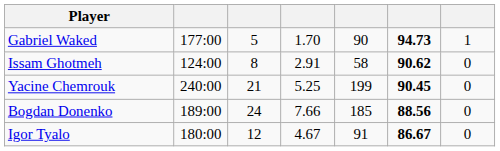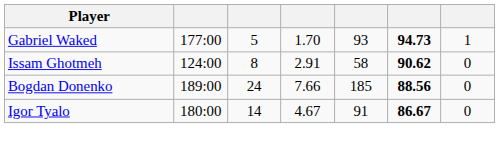(361, 39) 90 -> (361, 39) 93
- row: (61, 87)
(254, 134) 12 -> (254, 110) 14
